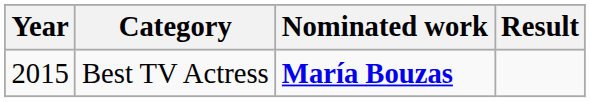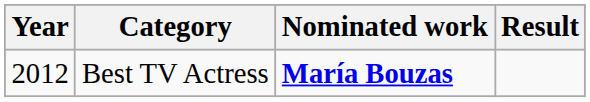(40, 72) 2015 -> (40, 72) 2012
